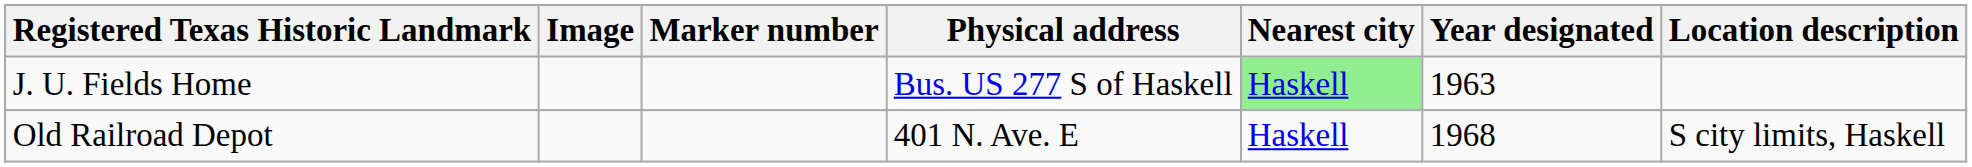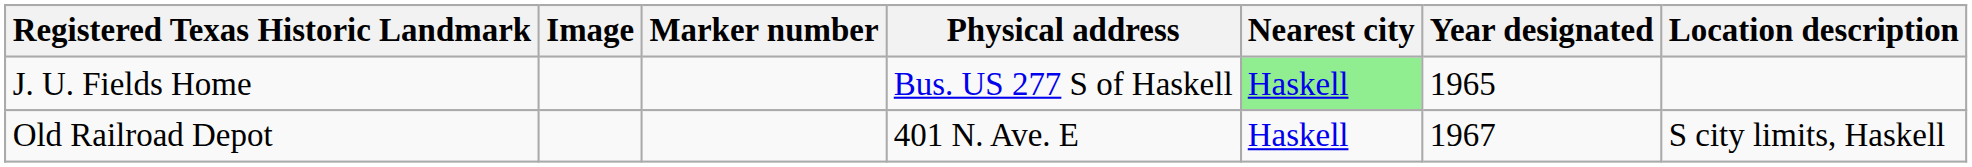(1463, 82) 1963 -> (1463, 82) 1965
(1463, 135) 1968 -> (1463, 135) 1967
